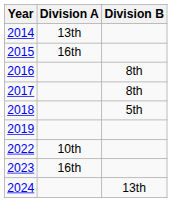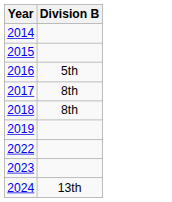- column: (69, 14)
(134, 71) 8th -> (70, 71) 5th
(134, 110) 5th -> (70, 110) 8th
